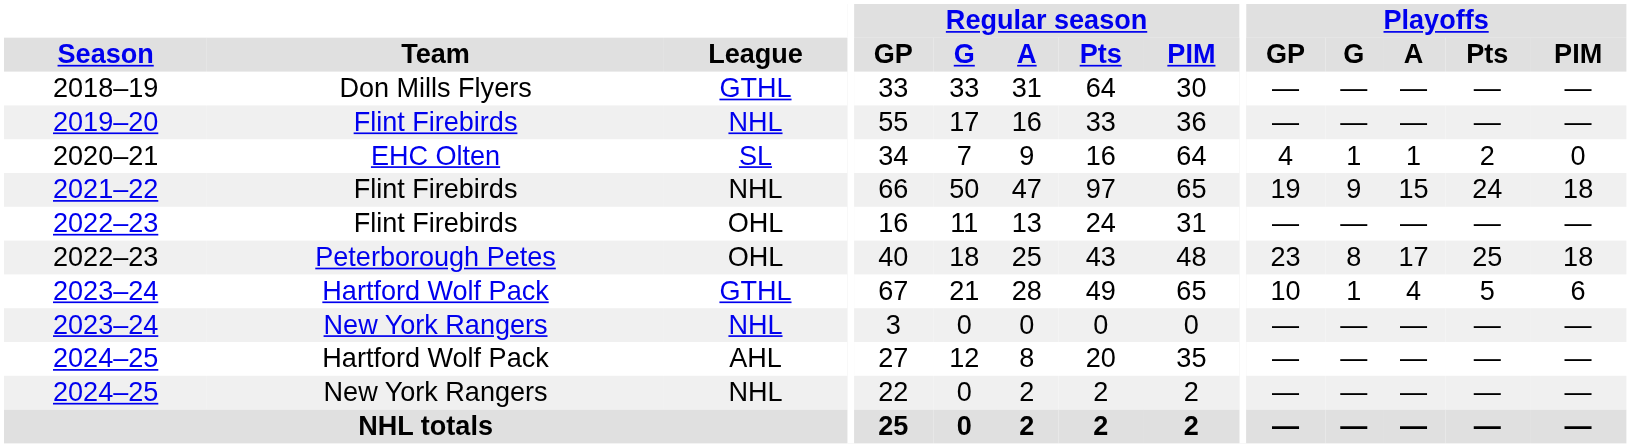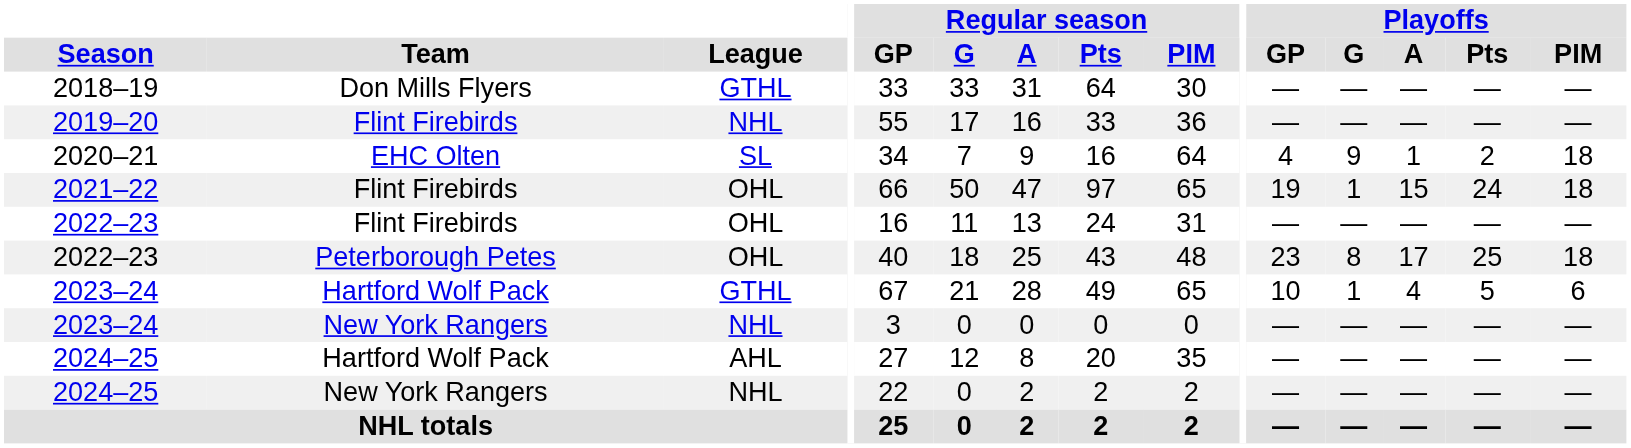(1354, 155) 1 -> (1354, 155) 9
(1578, 155) 0 -> (1578, 155) 18
(755, 189) NHL -> (755, 189) OHL
(1354, 189) 9 -> (1354, 189) 1
